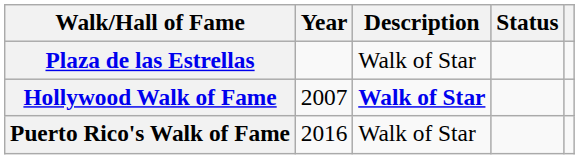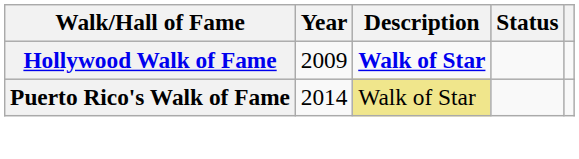- row: (150, 60)
(324, 97) 2007 -> (324, 60) 2009
(324, 134) 2016 -> (324, 97) 2014
(417, 134) no background -> (417, 97) khaki background
